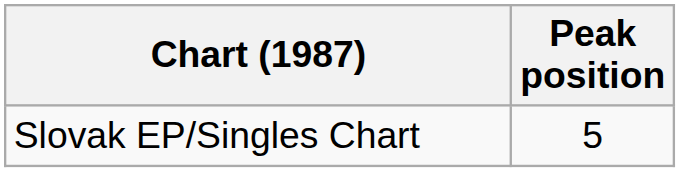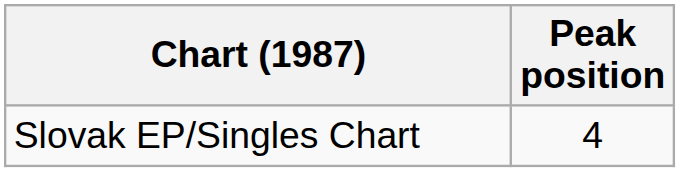(593, 135) 5 -> (593, 135) 4
